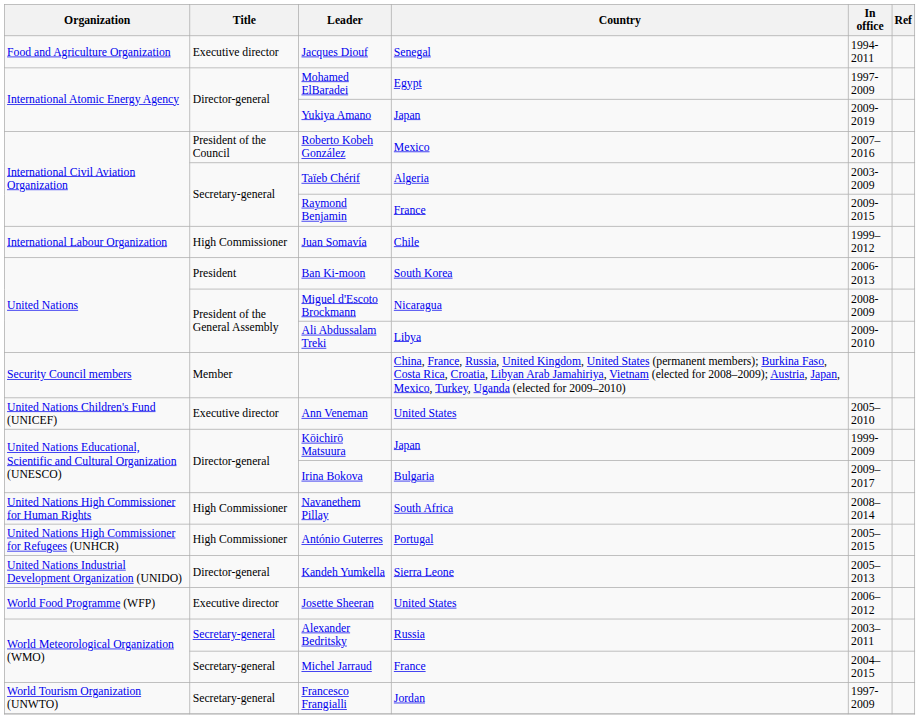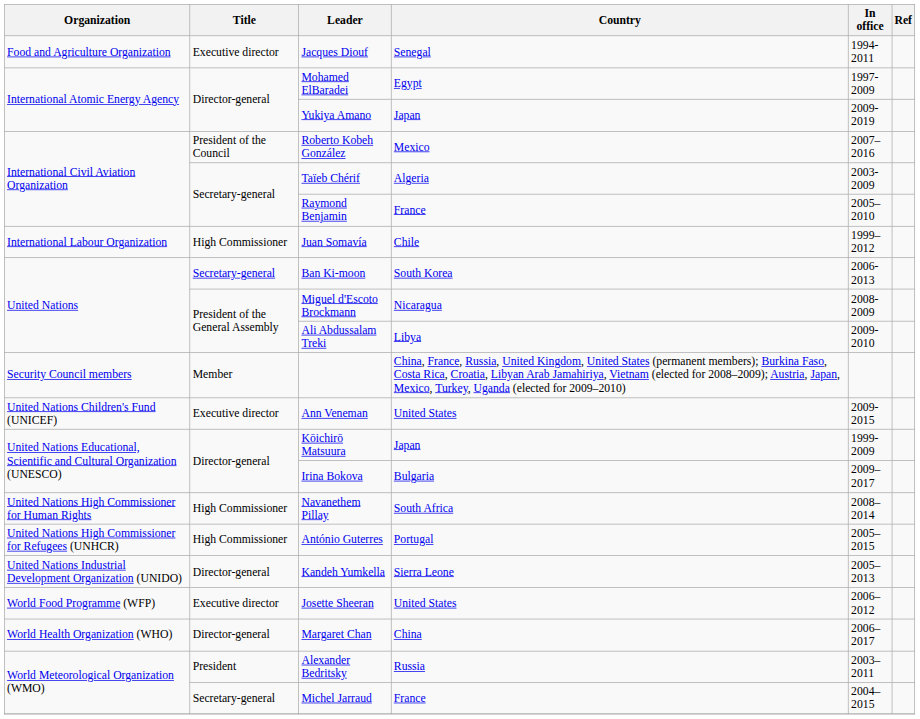(865, 210) 2009-2015 -> (866, 210) 2005–2010
(214, 273) President -> (234, 273) Secretary-general
(866, 413) 2005–2010 -> (865, 413) 2009-2015
+ row: (337, 635)
(234, 635) Secretary-general -> (214, 666) President
- row: (325, 698)
